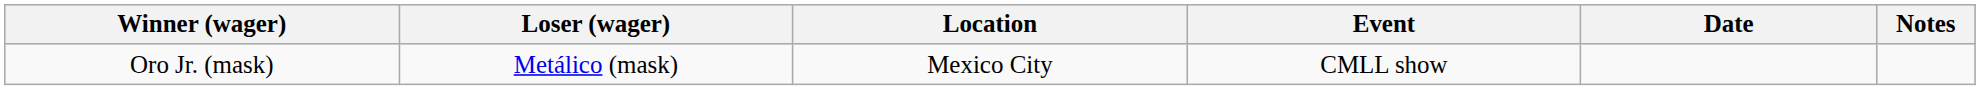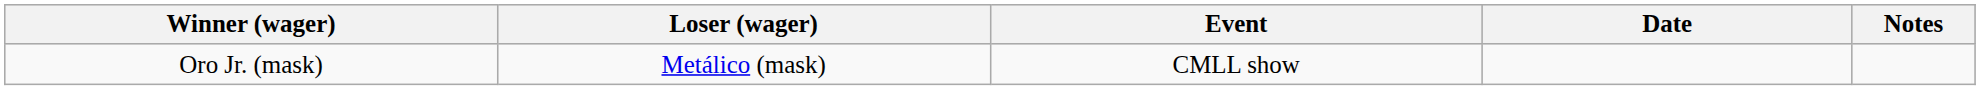- column: (990, 24)
